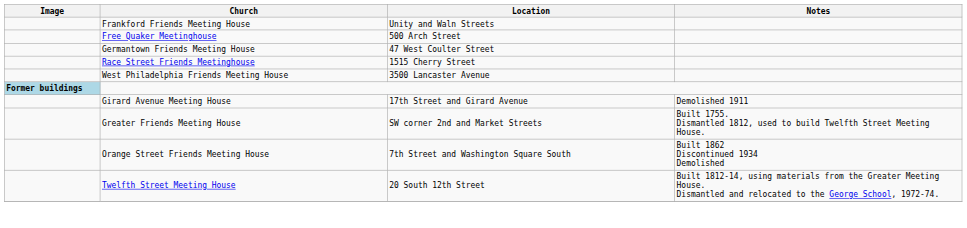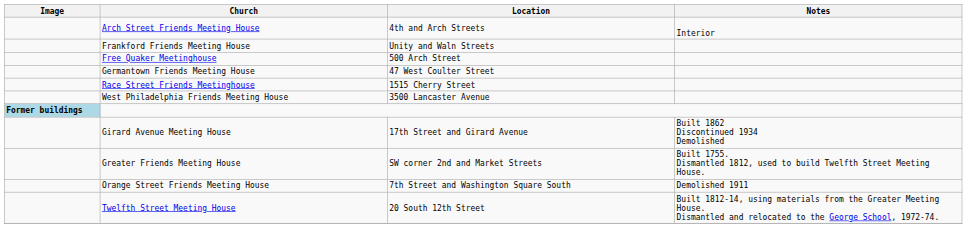+ row: (181, 28)
(712, 101) Demolished 1911 -> (717, 132) Built 1862 Discontinued 1934 Demolished
(717, 155) Built 1862 Discontinued 1934 Demolished -> (712, 186) Demolished 1911
